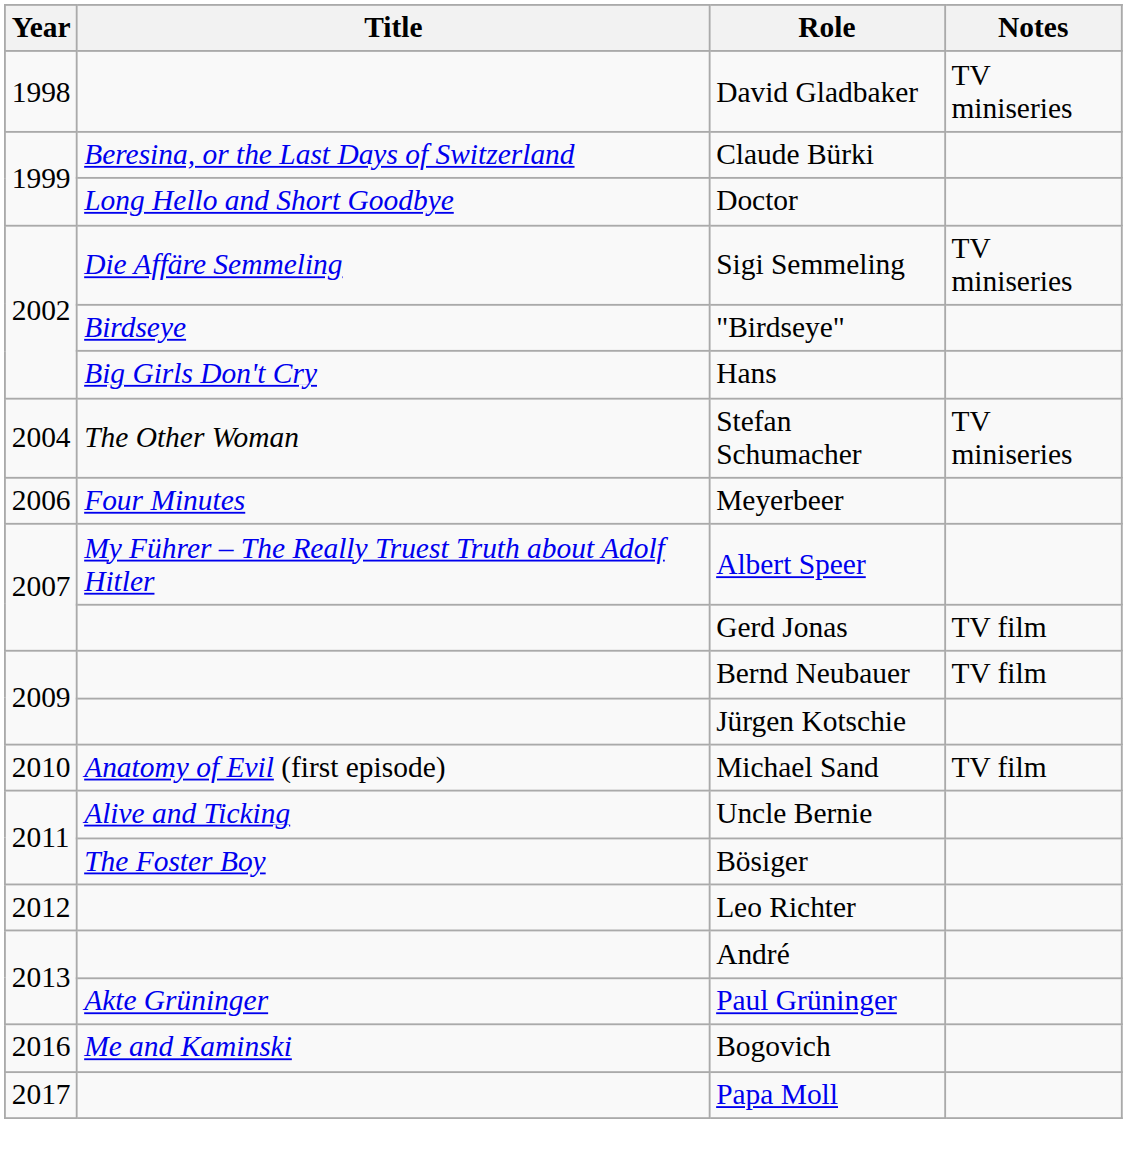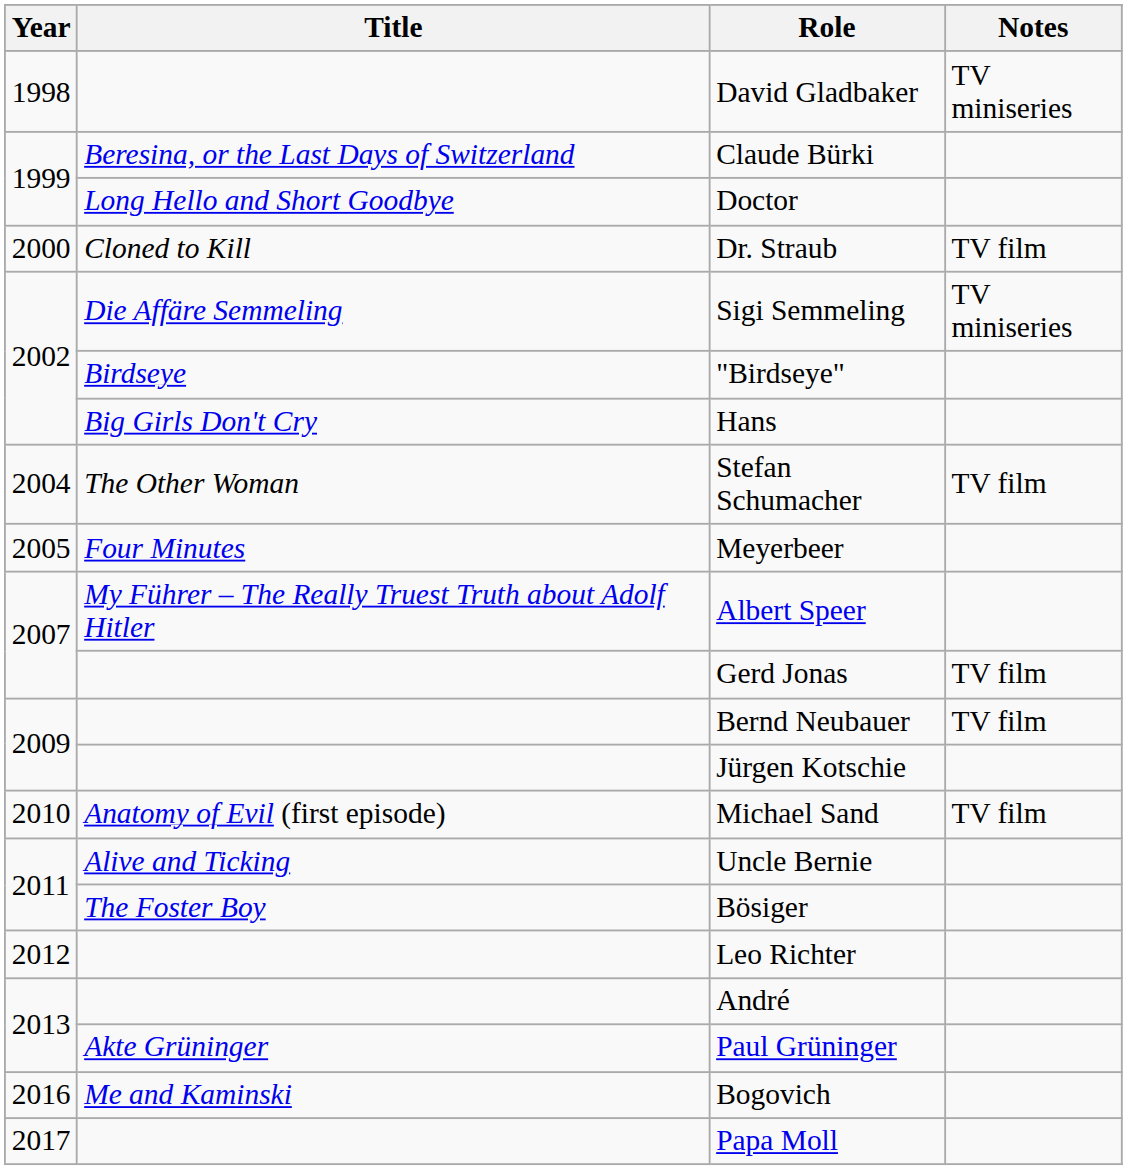+ row: (777, 247)
(1012, 437) TV miniseries -> (999, 484) TV film
(41, 500) 2006 -> (41, 547) 2005
